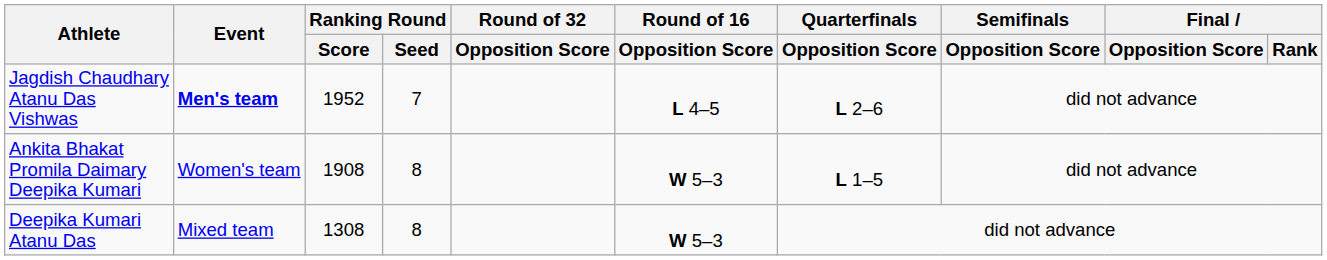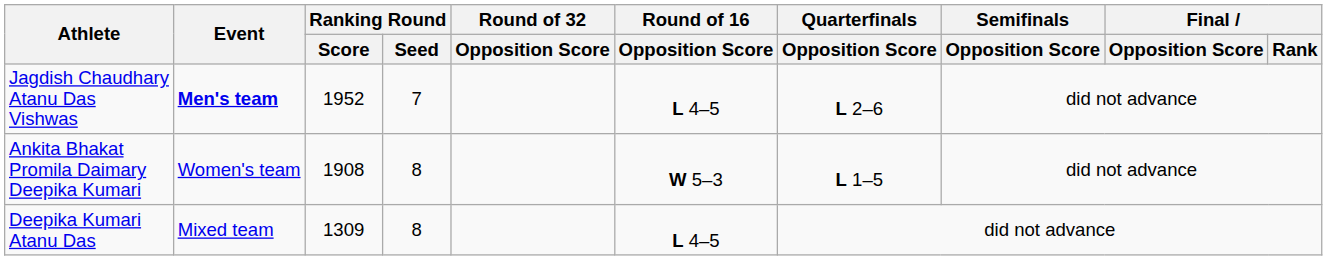(344, 230) 1308 -> (344, 230) 1309
(696, 240) W 5–3 -> (696, 240) L 4–5
